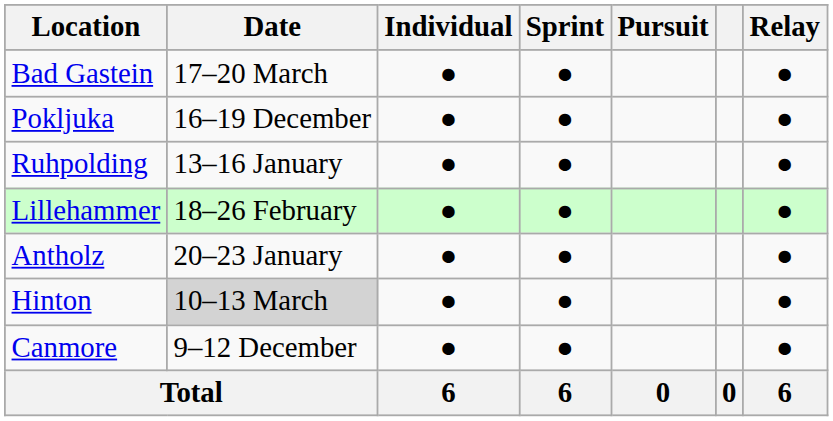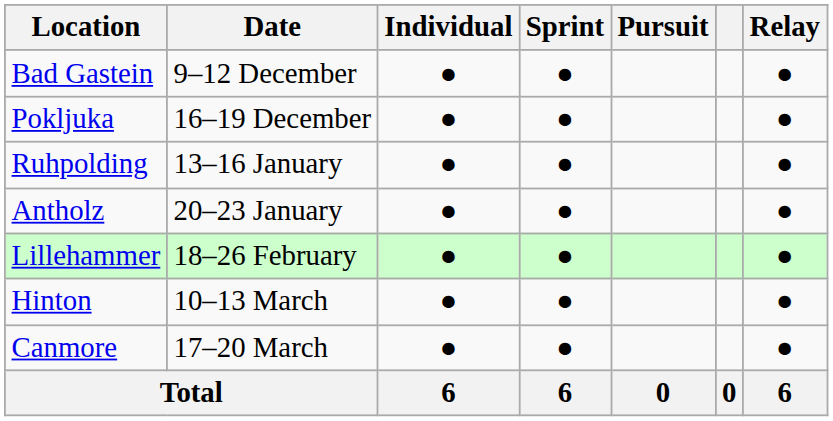(251, 73) 17–20 March -> (265, 73) 9–12 December
rows swapped: (58, 255) <-> (86, 210)
(251, 301) lightgrey background -> (251, 301) no background
(265, 347) 9–12 December -> (251, 347) 17–20 March
